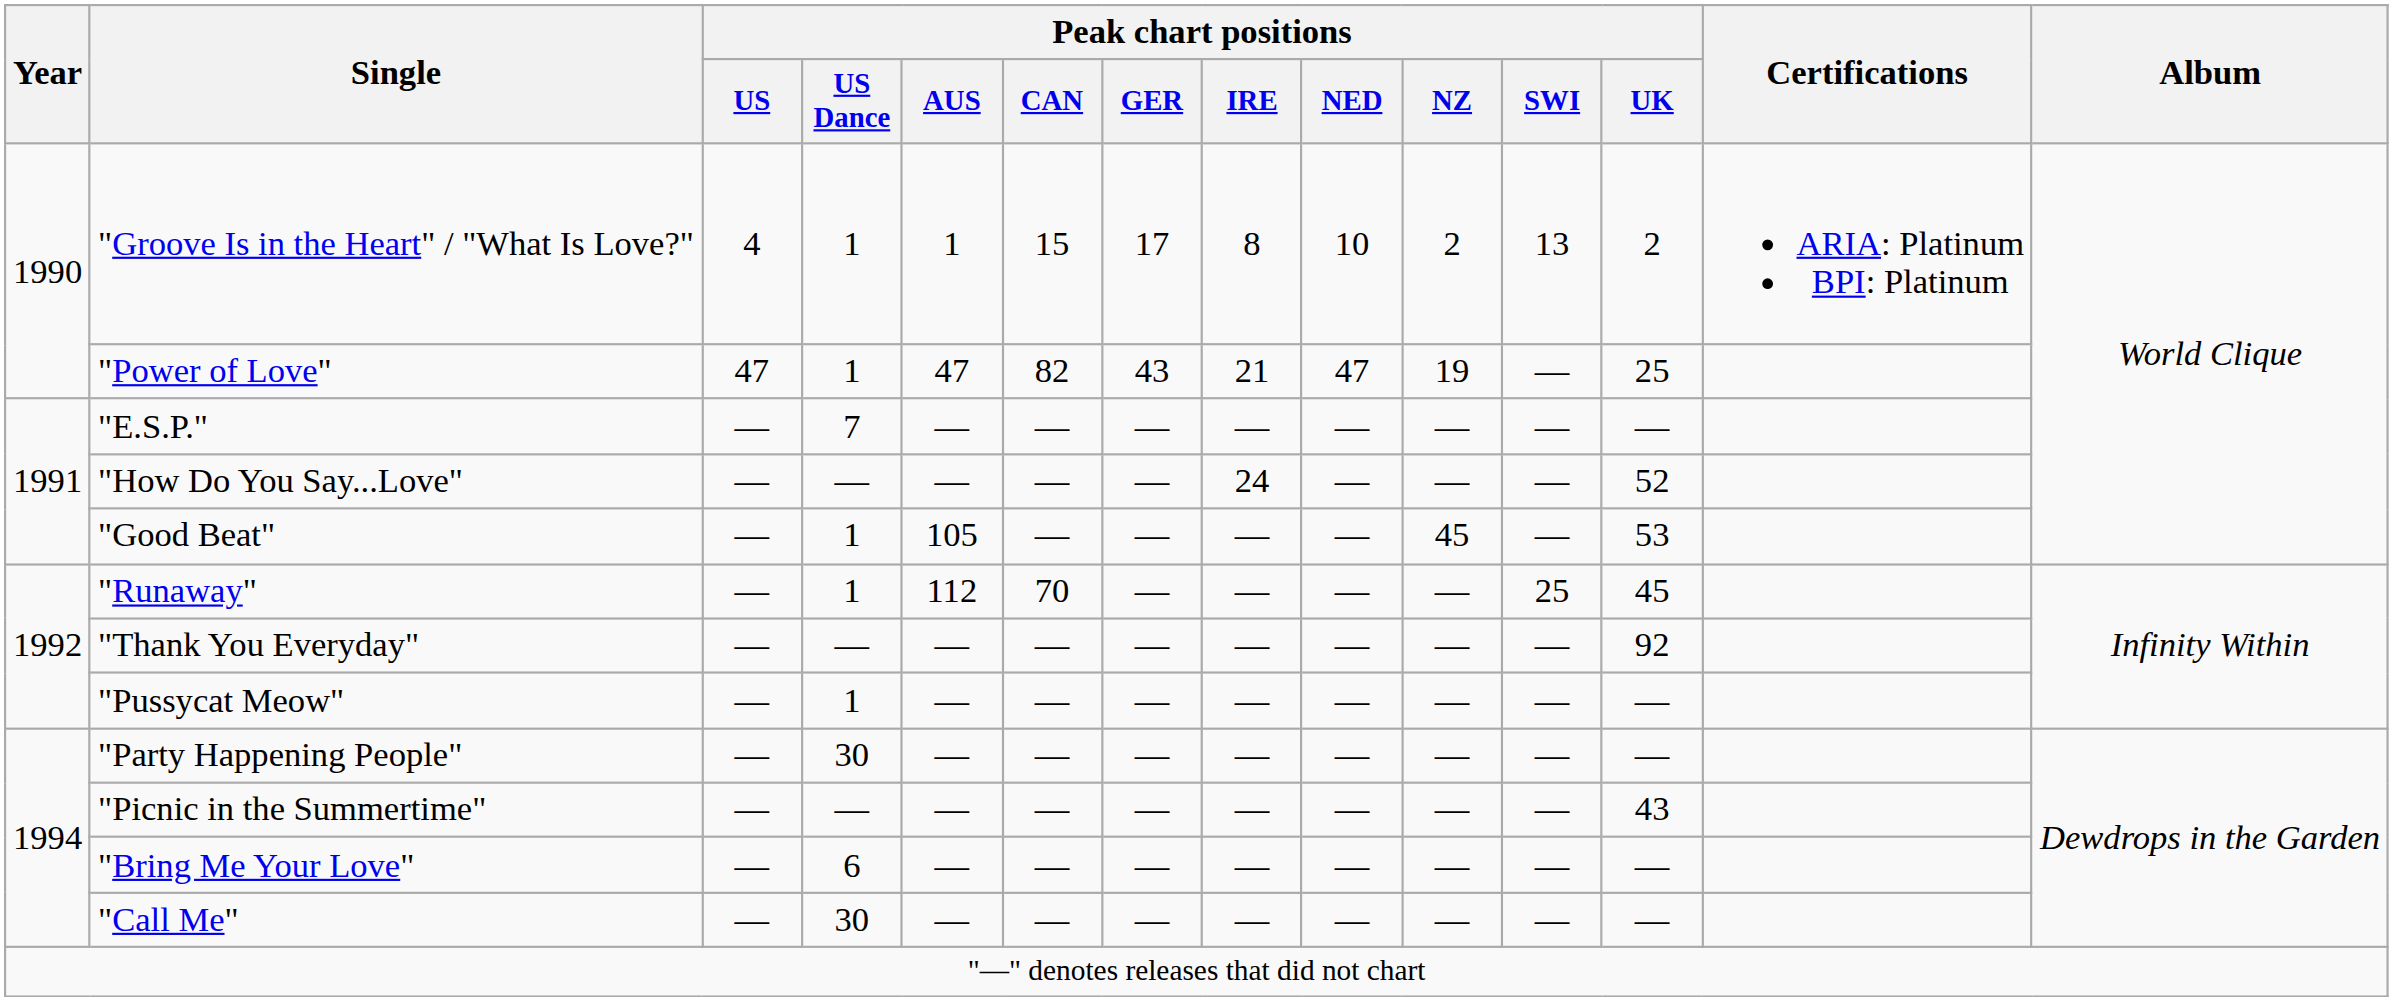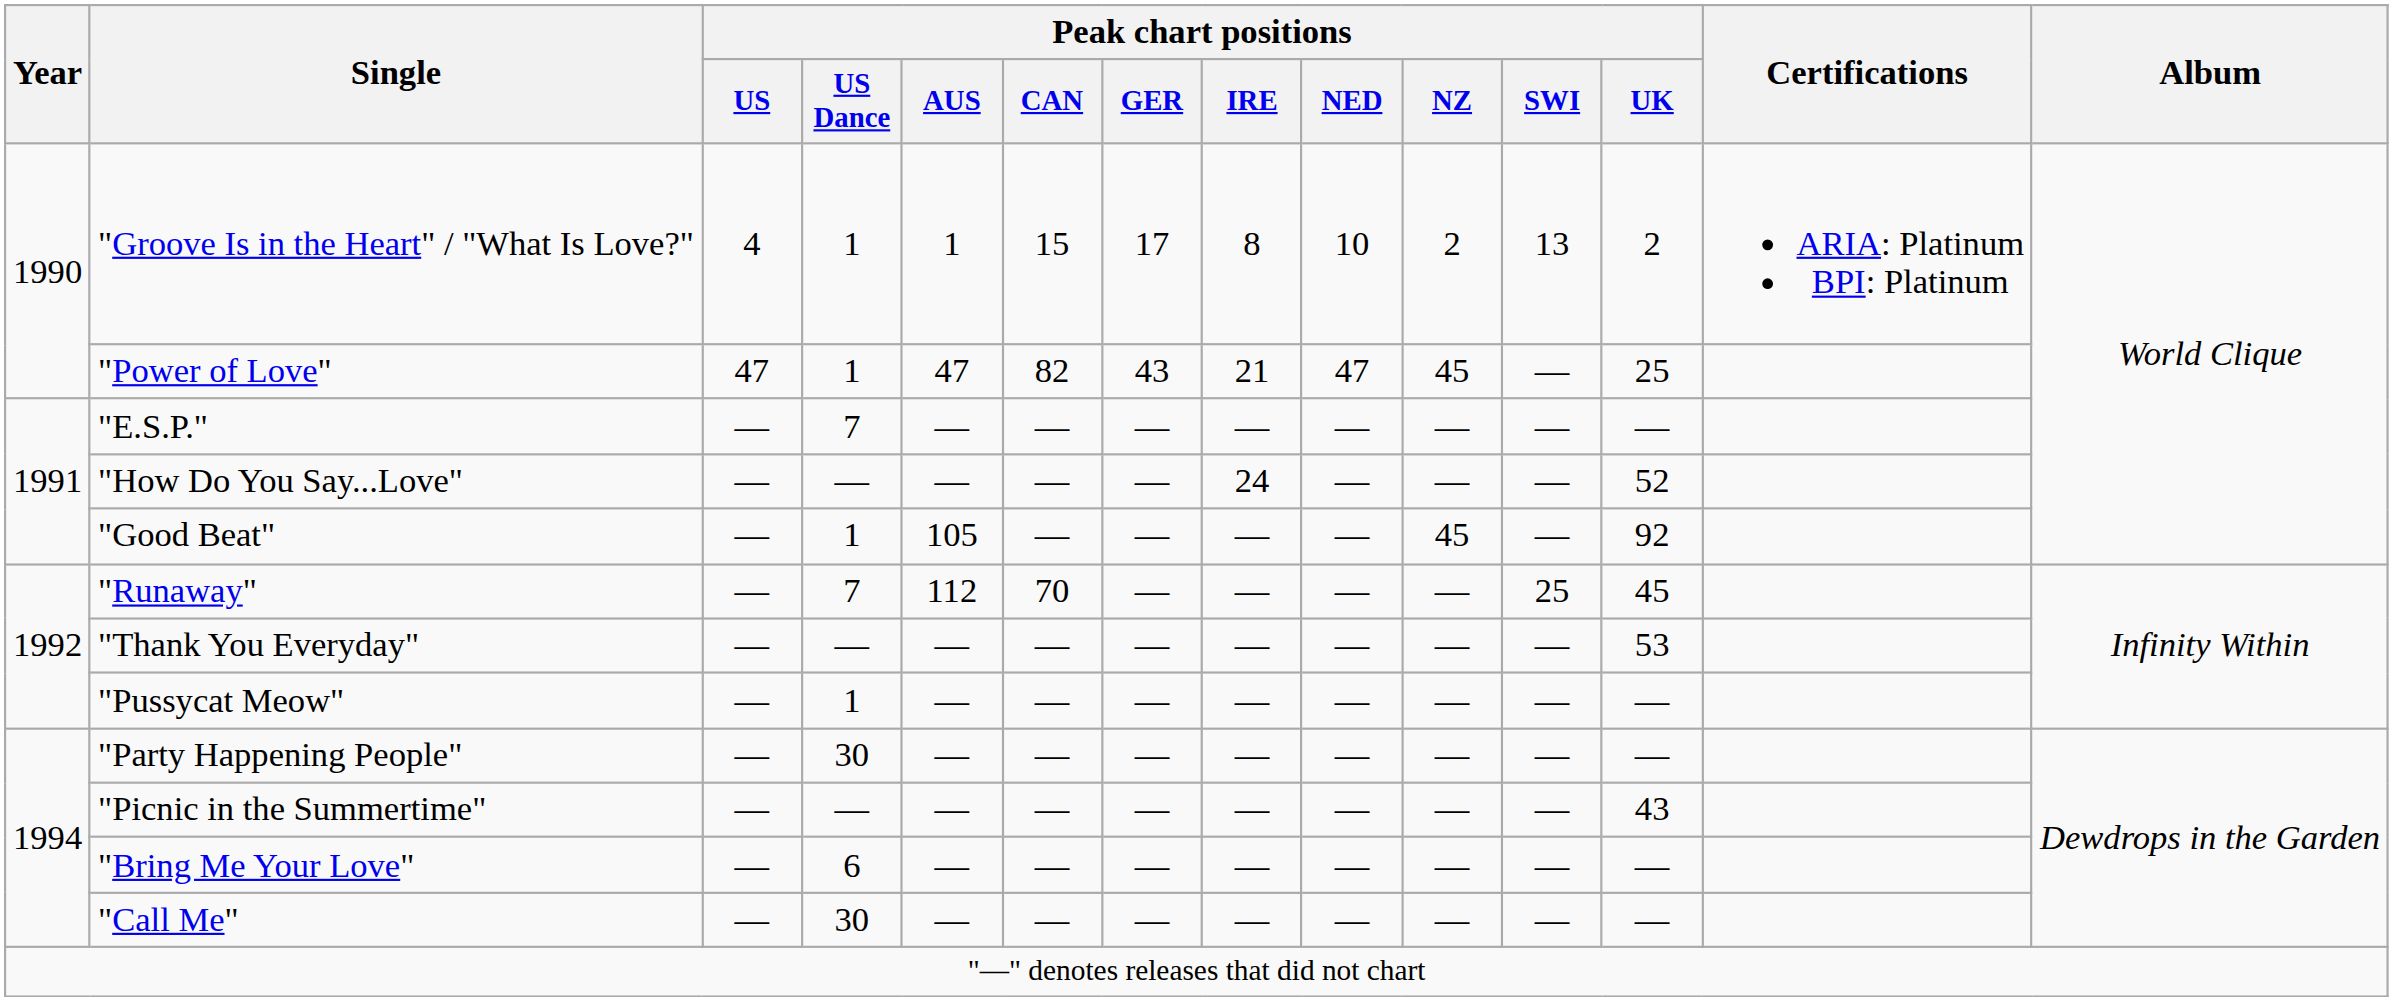(1452, 371) 19 -> (1452, 371) 45
(1652, 535) 53 -> (1652, 535) 92
(852, 590) 1 -> (852, 590) 7
(1652, 645) 92 -> (1652, 645) 53
